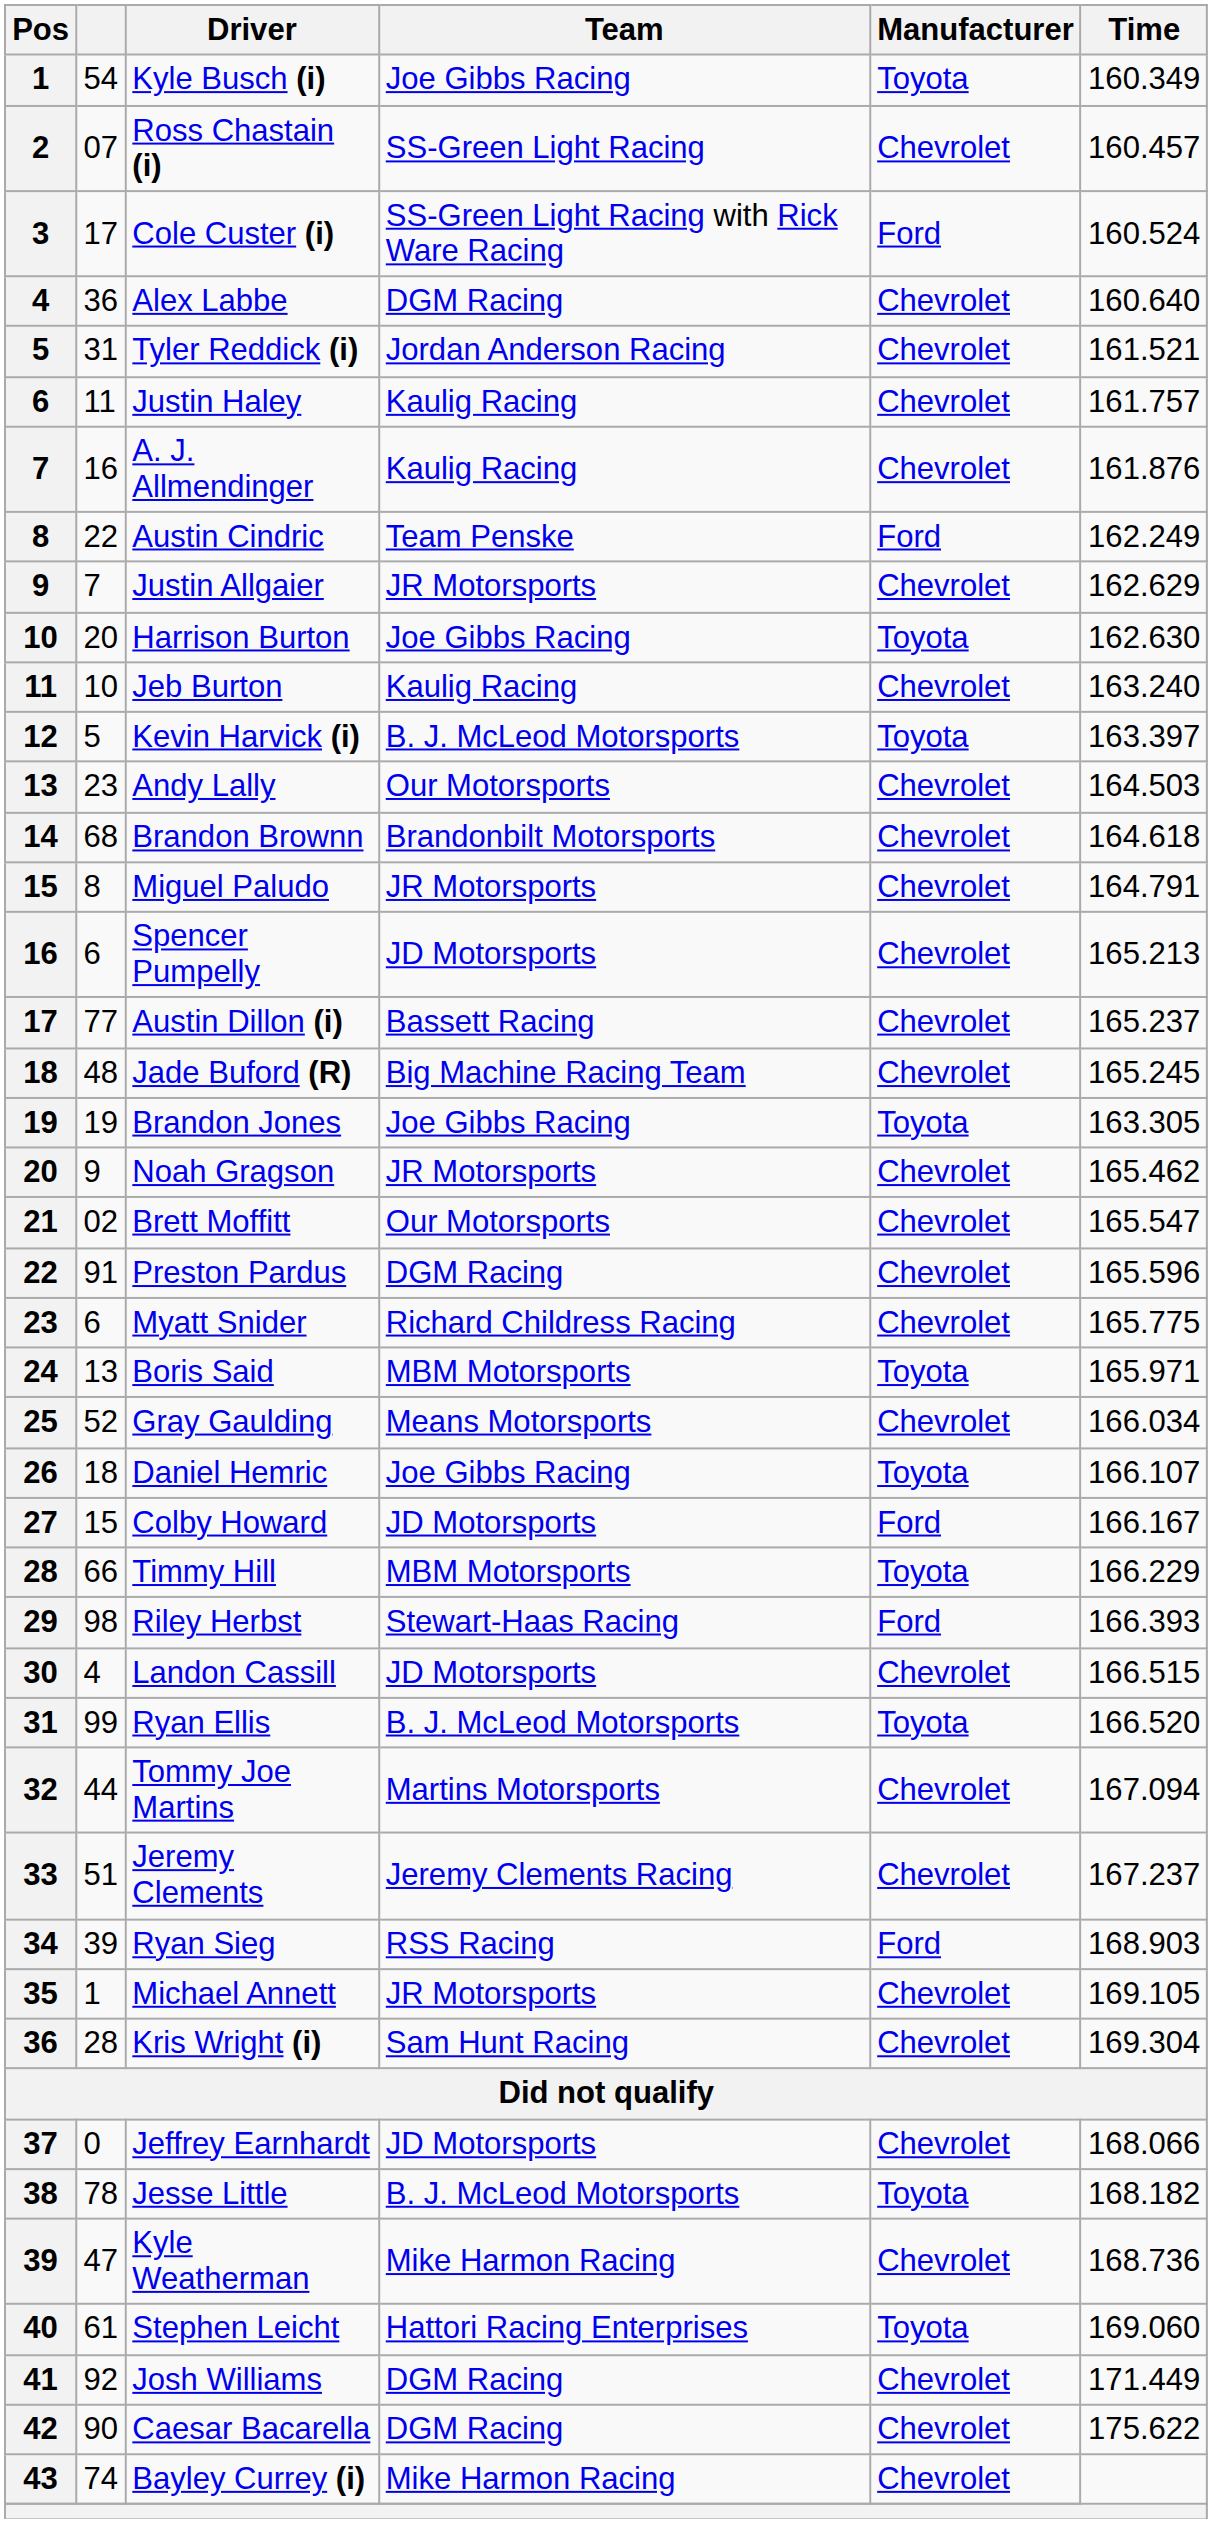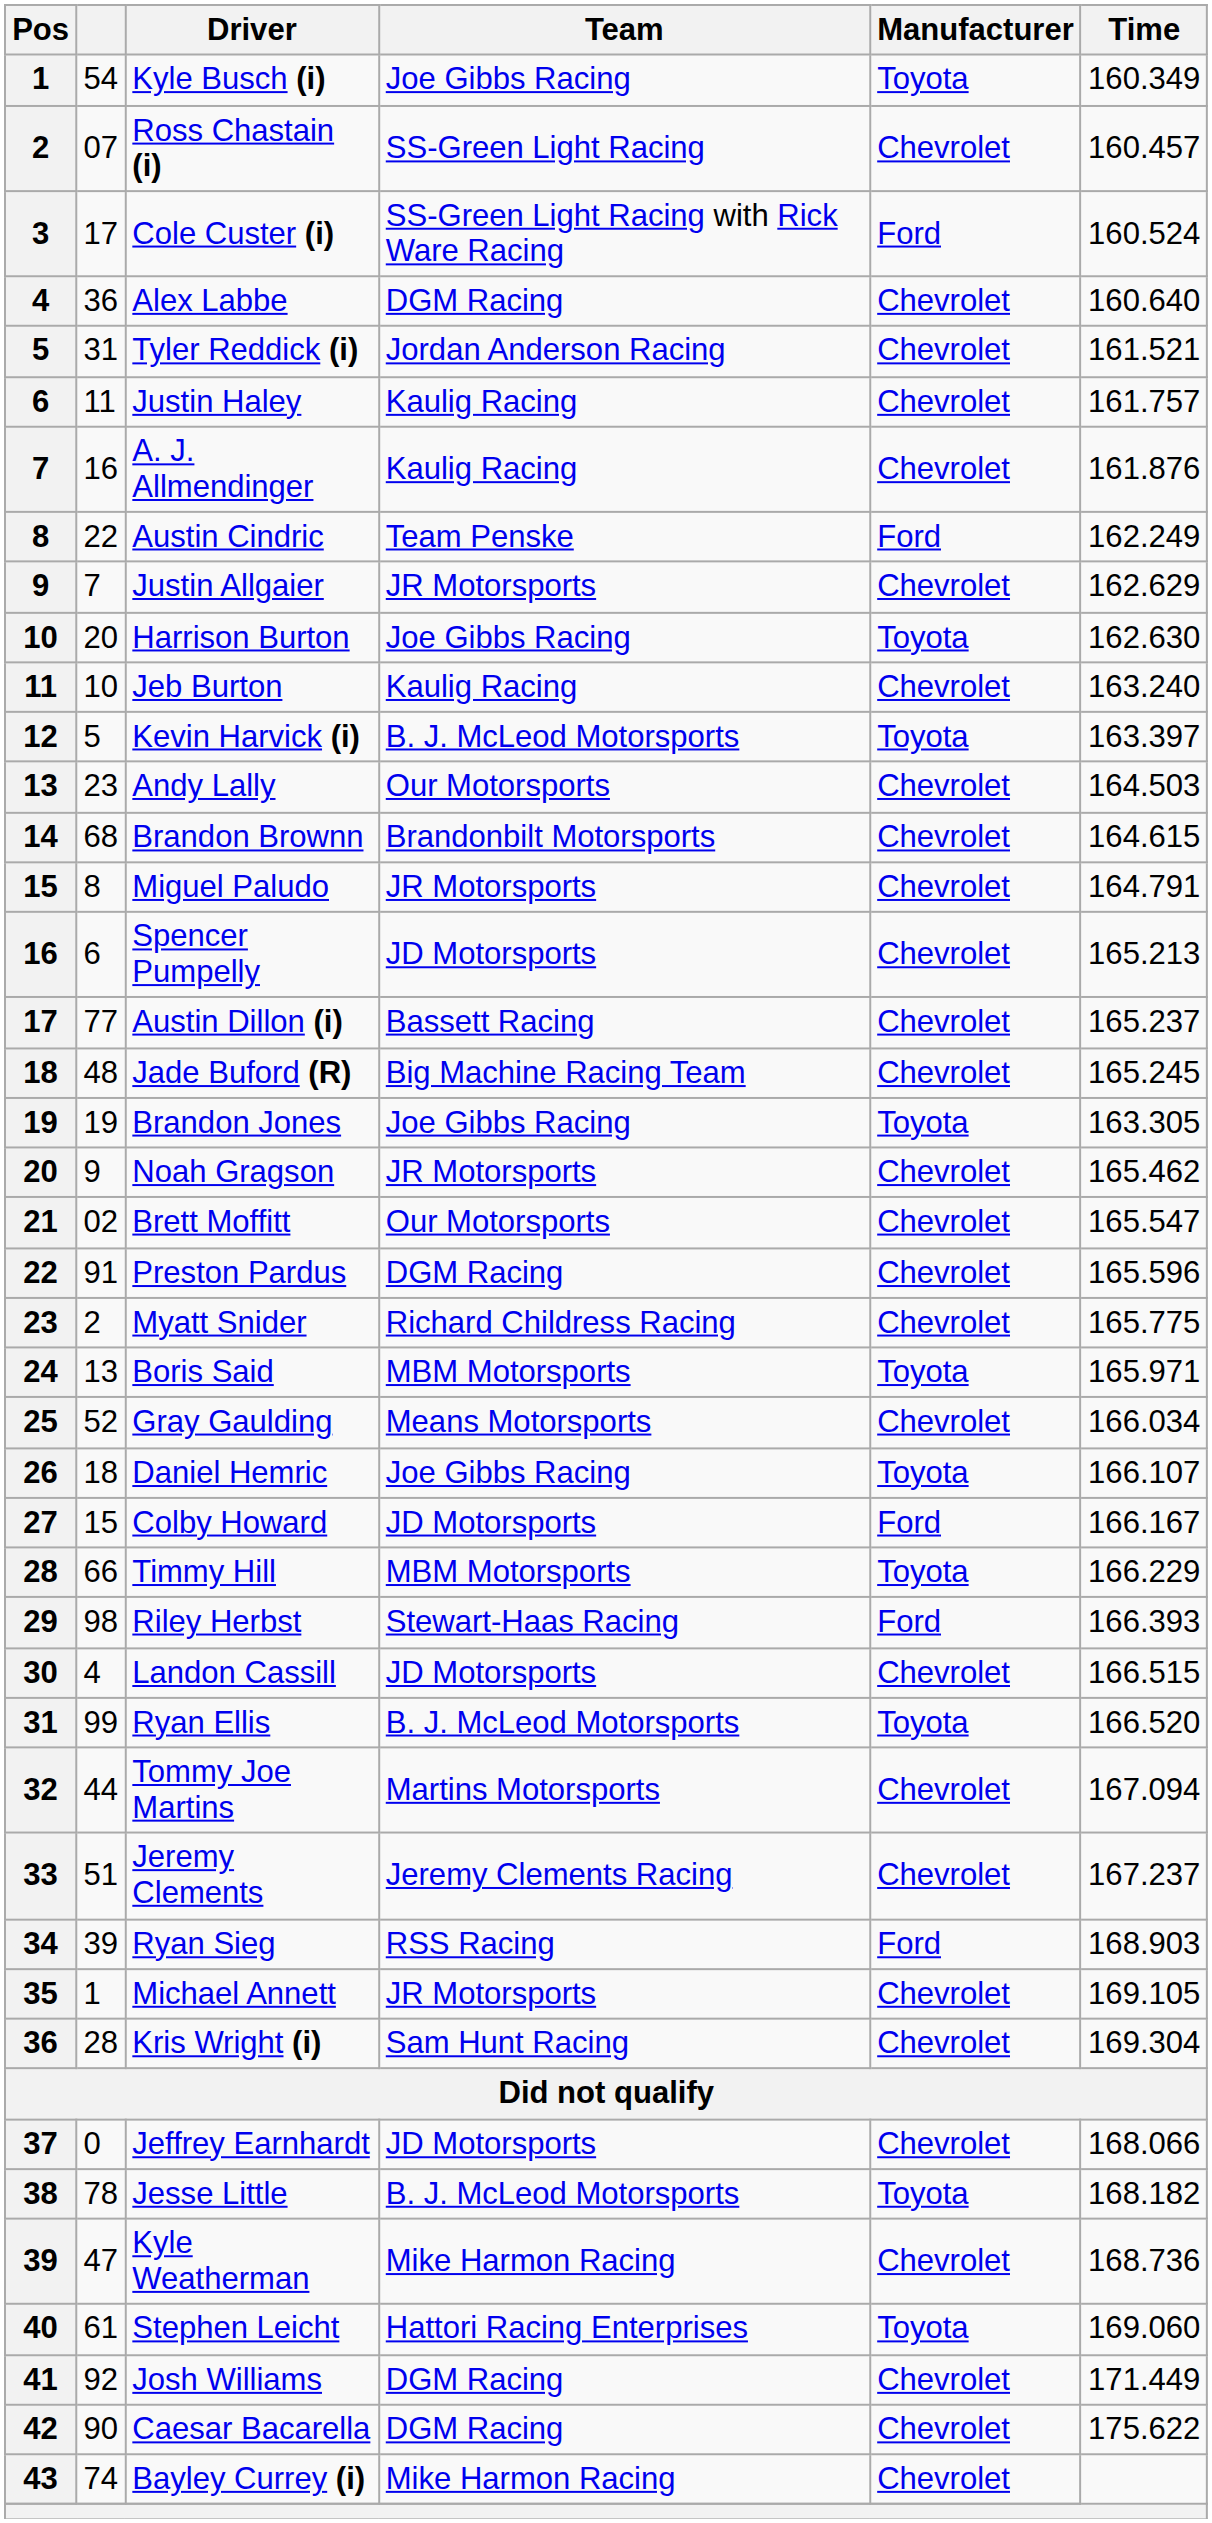(1144, 836) 164.618 -> (1144, 836) 164.615
(92, 1321) 6 -> (92, 1321) 2
